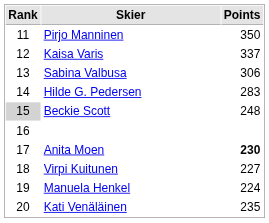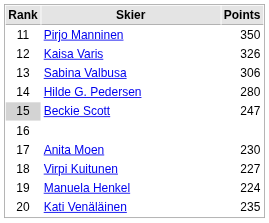(250, 54) 337 -> (250, 54) 326
(250, 92) 283 -> (250, 92) 280
(250, 111) 248 -> (250, 111) 247
(250, 150) bold -> (250, 150) normal
